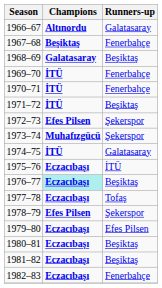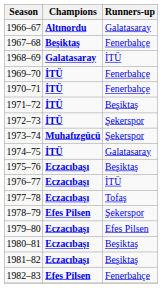(122, 58) Beşiktaş -> (113, 58) İTÜ
(68, 120) Efes Pilsen -> (54, 120) İTÜ
(113, 167) İTÜ -> (122, 167) Beşiktaş
(67, 182) paleturquoise background -> (67, 182) no background
(122, 182) Beşiktaş -> (113, 182) İTÜ
(67, 275) Eczacıbaşı -> (68, 275) Efes Pilsen
